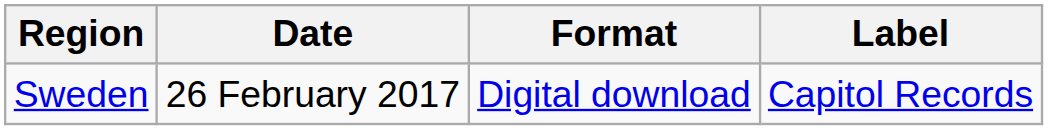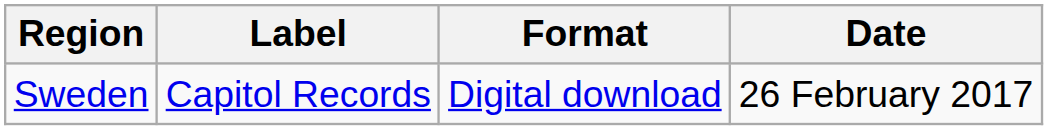columns swapped: (313, 34) <-> (901, 34)
